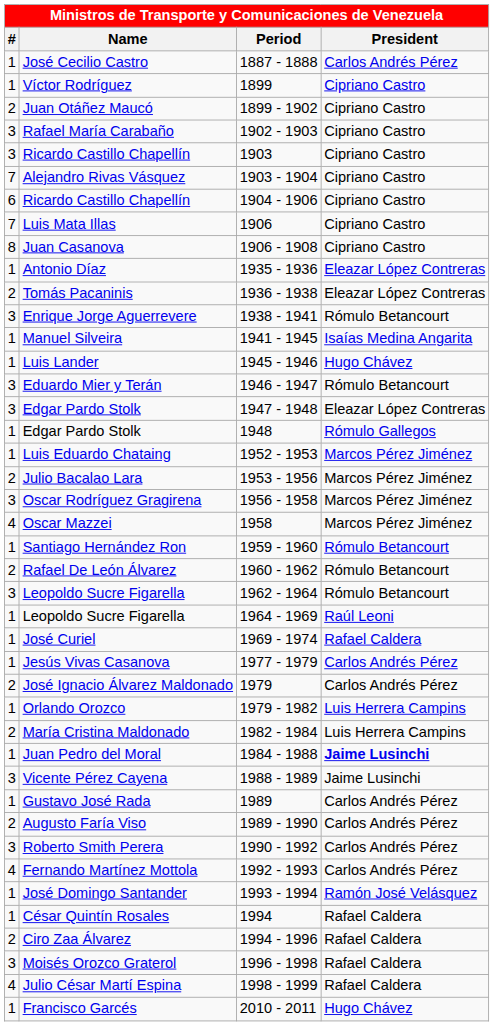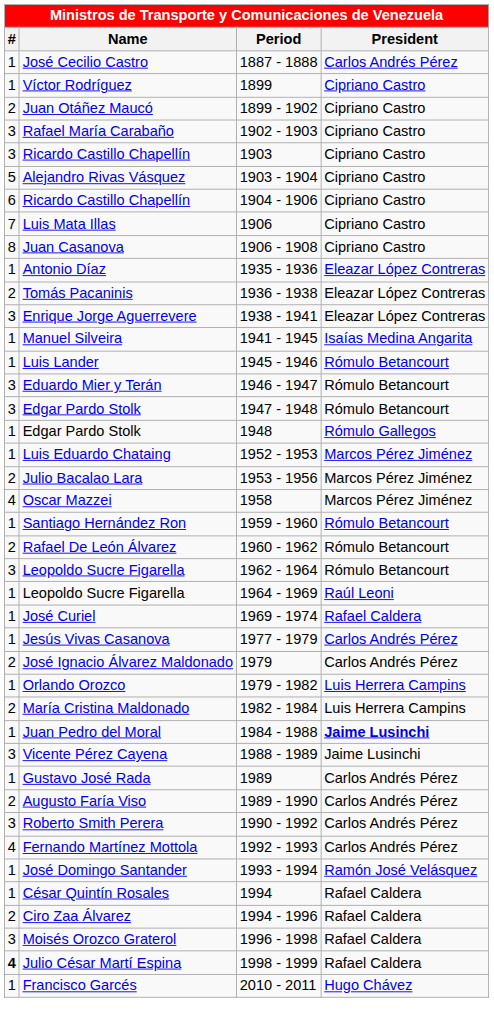(12, 177) 7 -> (12, 177) 5
(387, 316) Rómulo Betancourt -> (405, 316) Eleazar López Contreras
(368, 362) Hugo Chávez -> (387, 362) Rómulo Betancourt
(405, 408) Eleazar López Contreras -> (387, 408) Rómulo Betancourt
- row: (112, 500)
(12, 985) normal -> (12, 962) bold
